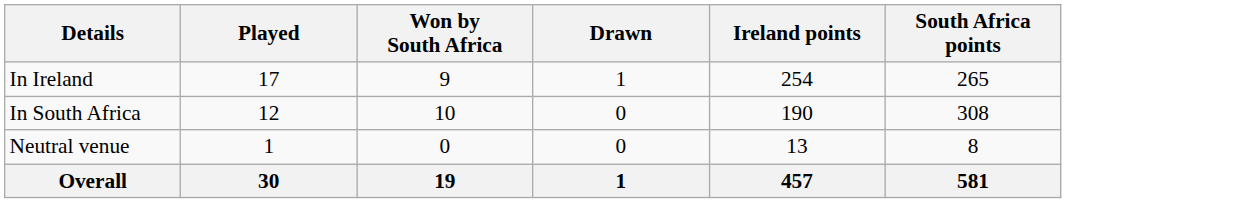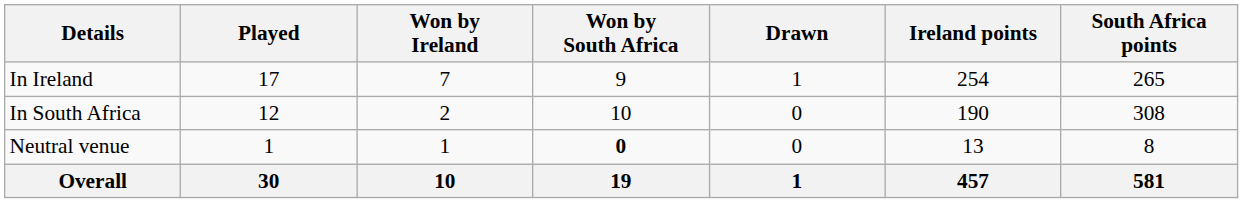+ column: (445, 33)
(445, 146) normal -> (621, 146) bold
